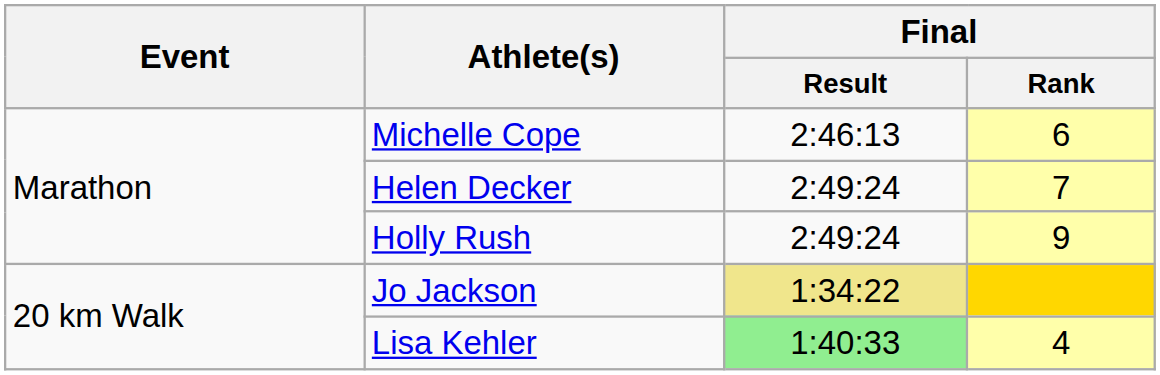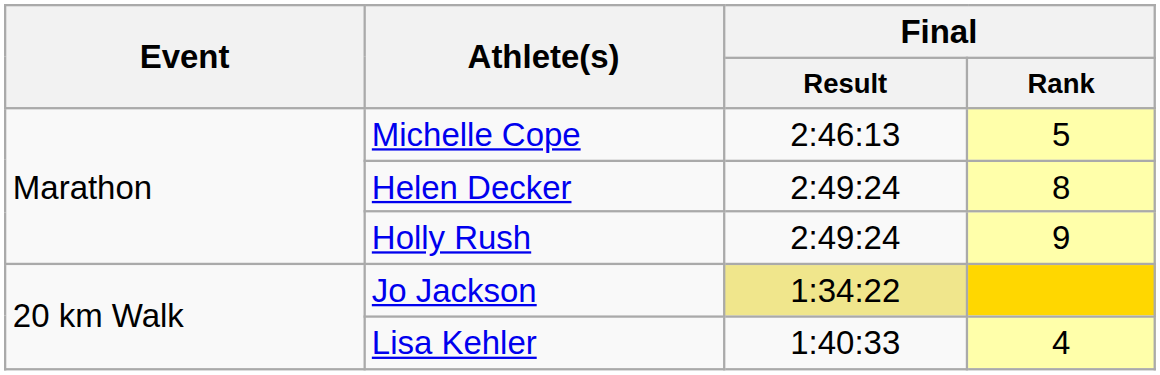(1061, 134) 6 -> (1061, 134) 5
(1061, 187) 7 -> (1061, 187) 8
(845, 343) lightgreen background -> (845, 343) no background
